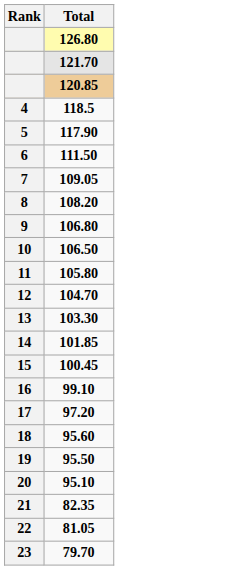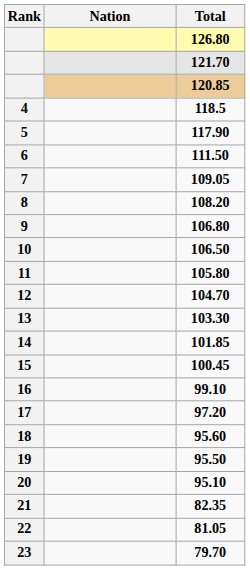+ column: (110, 15)
